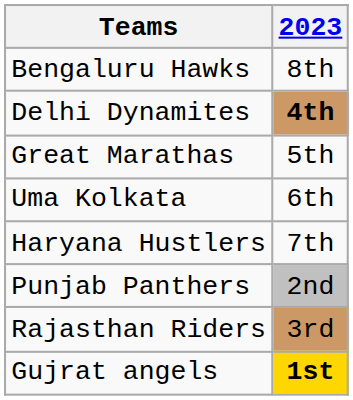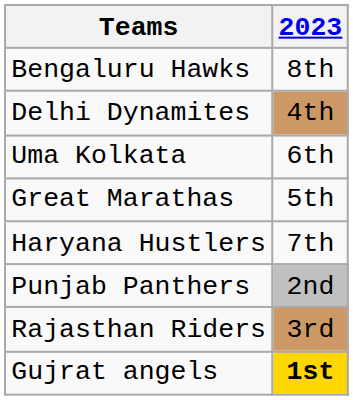(310, 113) bold -> (310, 113) normal
rows swapped: (123, 156) <-> (99, 200)
